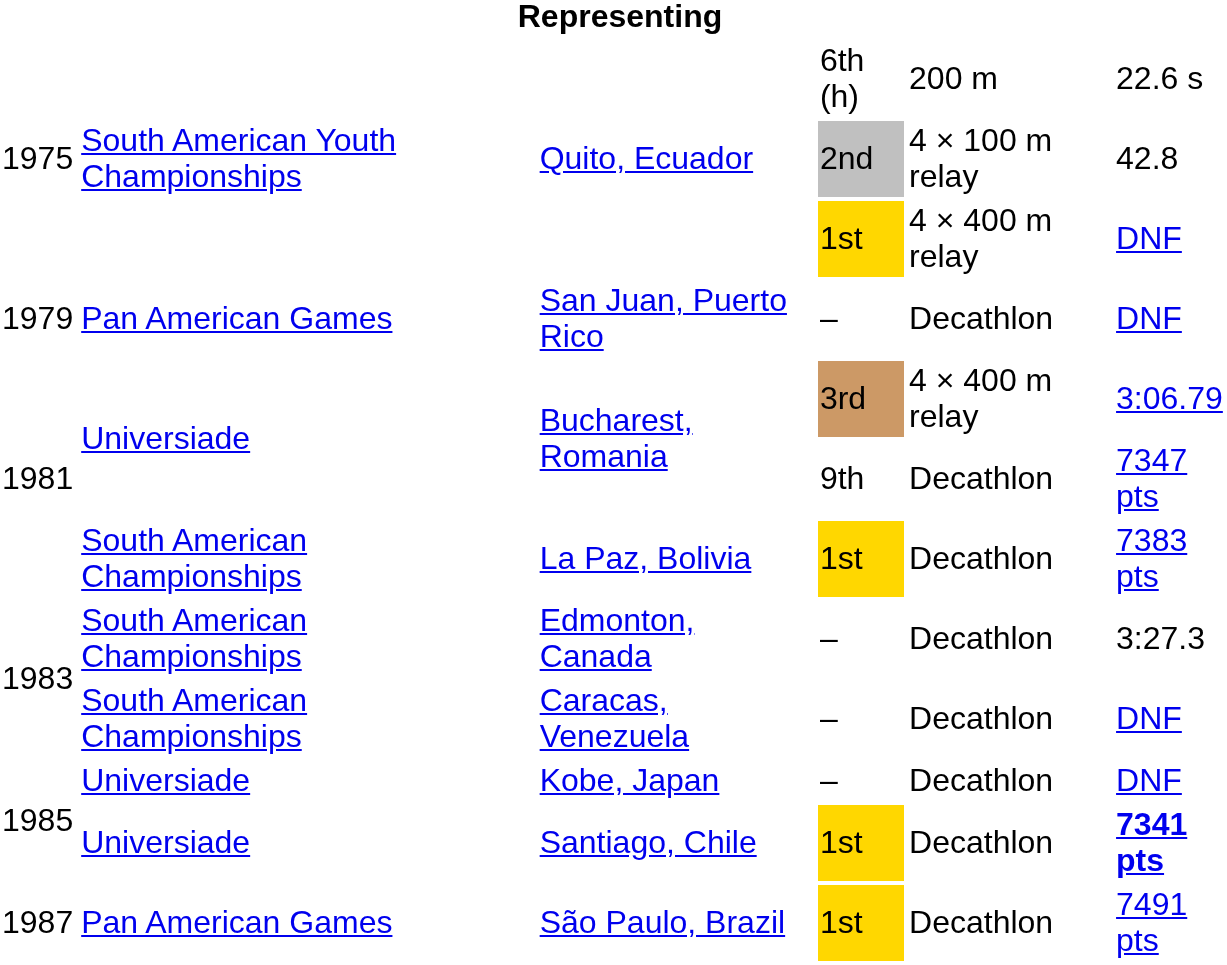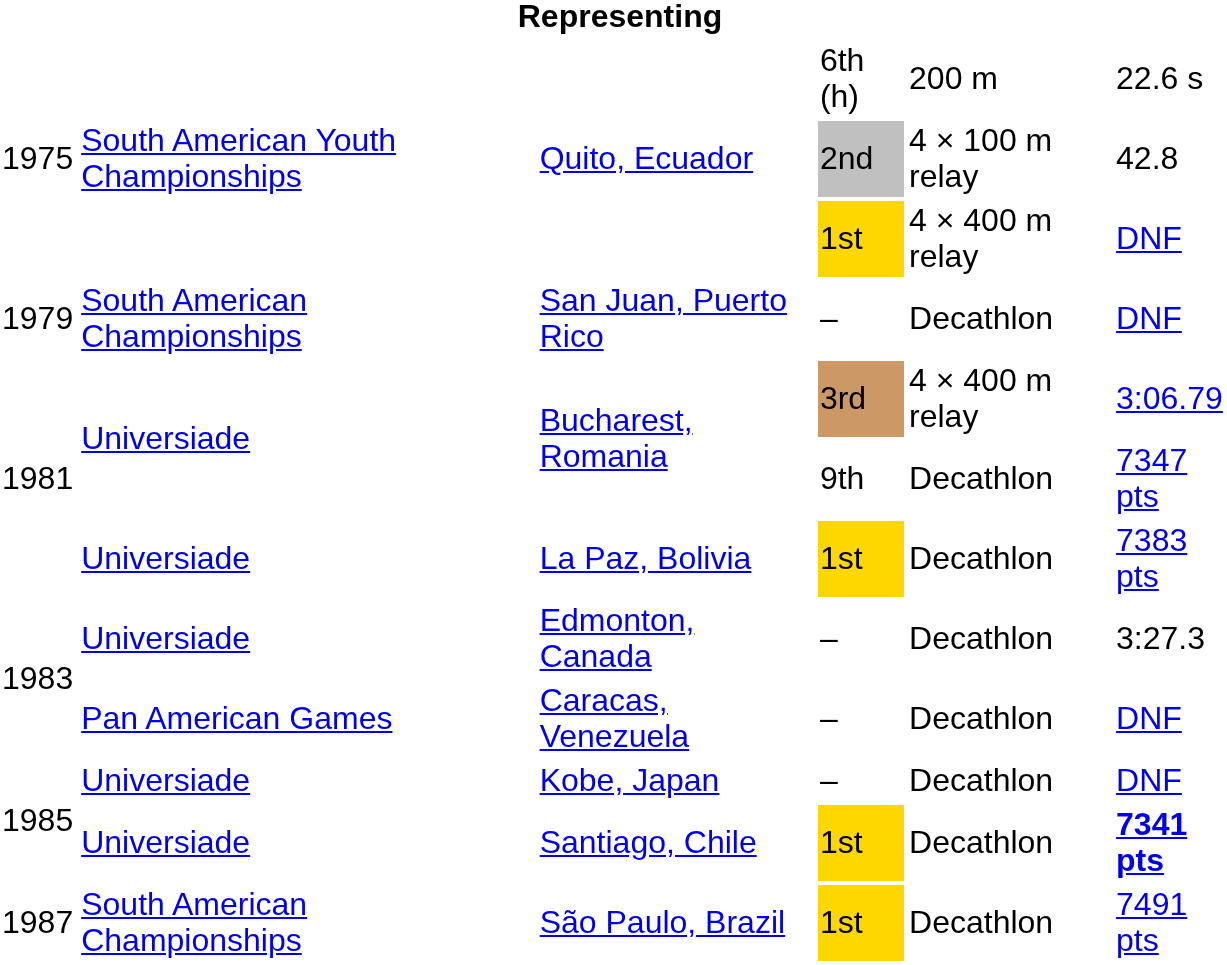(237, 318) Pan American Games -> (194, 318) South American Championships
(194, 558) South American Championships -> (166, 558) Universiade
(194, 638) South American Championships -> (166, 638) Universiade
(194, 718) South American Championships -> (237, 718) Pan American Games
(237, 922) Pan American Games -> (194, 922) South American Championships
